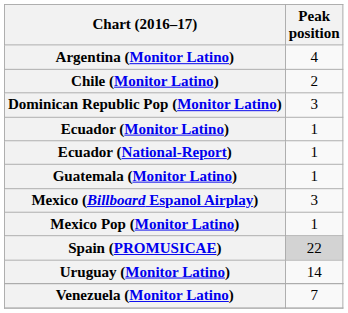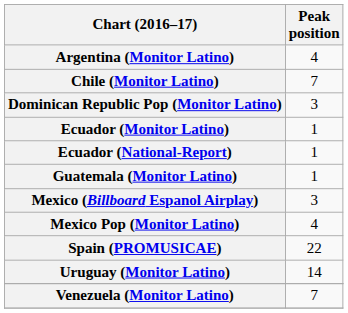(314, 81) 2 -> (314, 81) 7
(314, 224) 1 -> (314, 224) 4
(314, 248) lightgrey background -> (314, 248) no background
